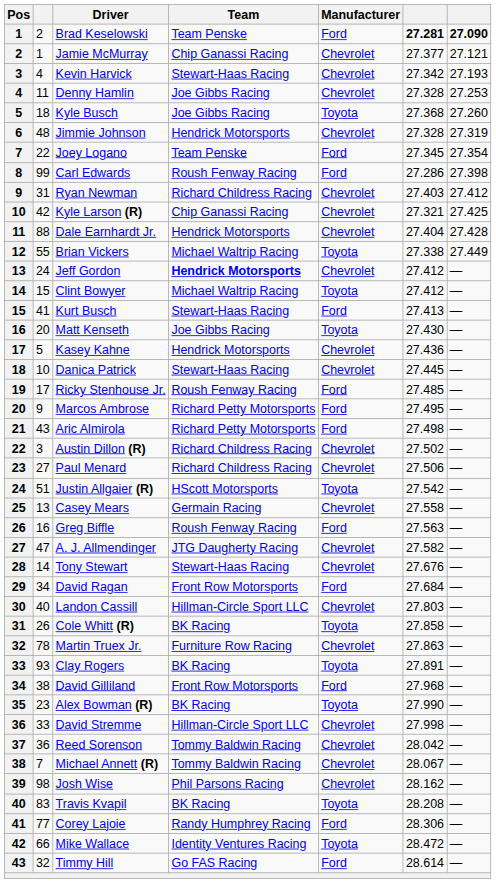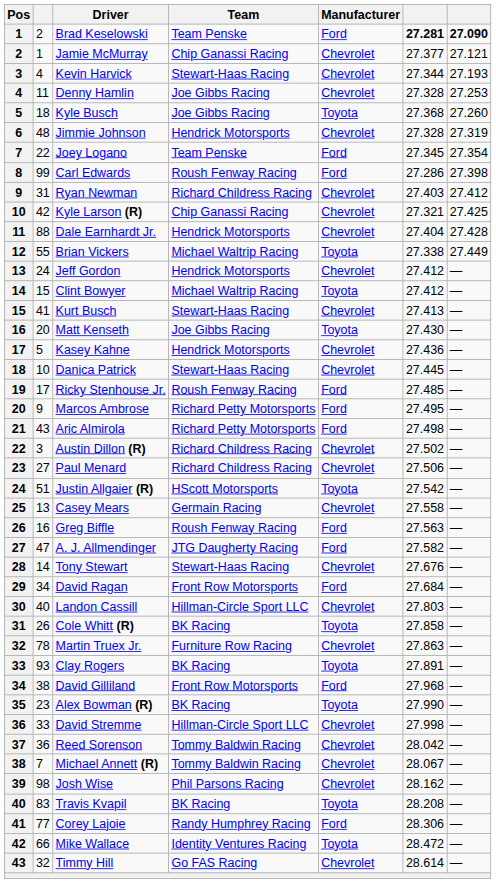(425, 74) 27.342 -> (425, 74) 27.344
(236, 271) bold -> (231, 271) normal
(334, 310) Ford -> (348, 310) Chevrolet
(348, 547) Chevrolet -> (334, 547) Ford
(334, 863) Ford -> (348, 863) Chevrolet
